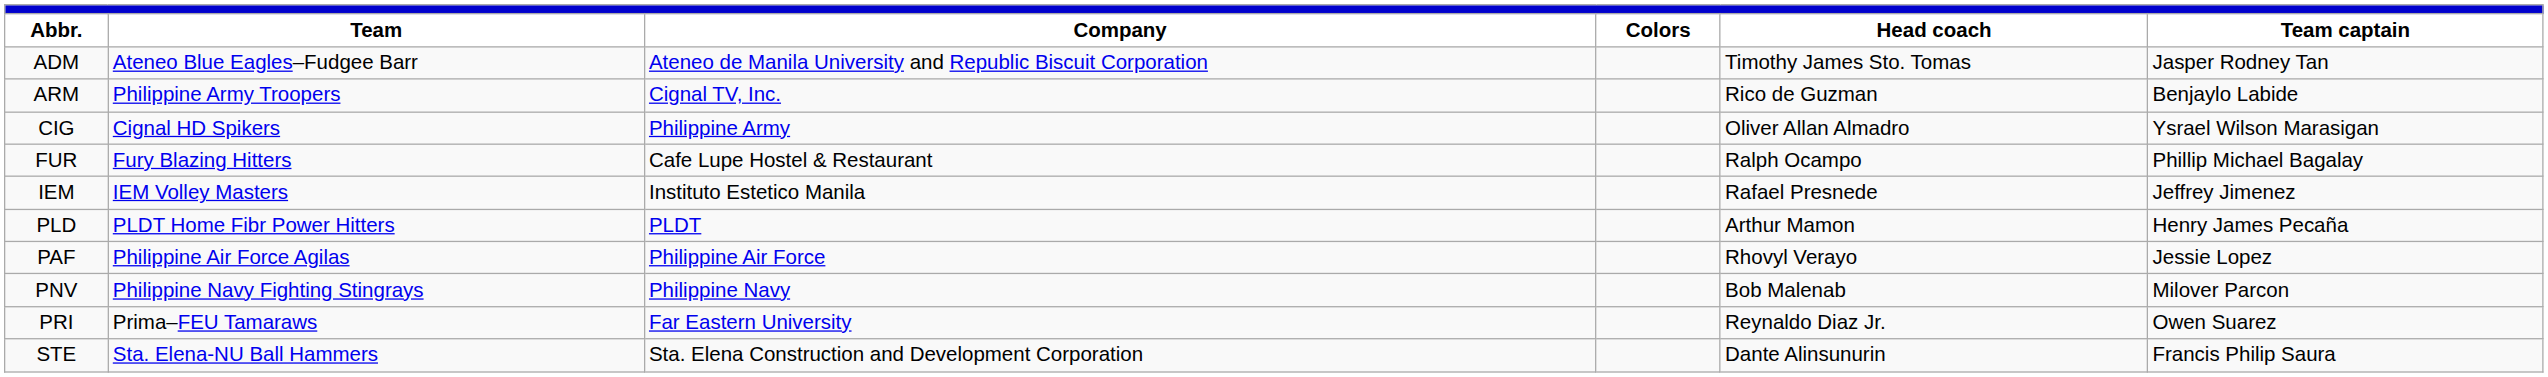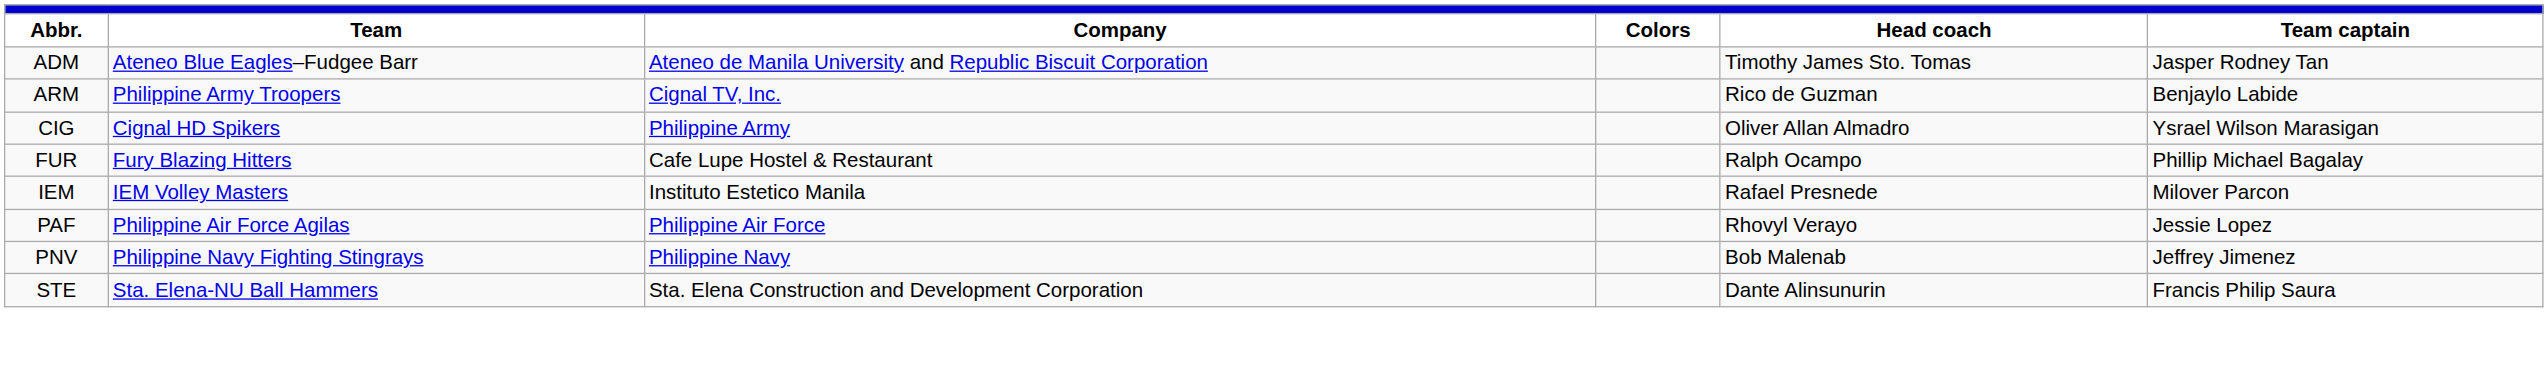(2224, 192) Jeffrey Jimenez -> (2221, 192) Milover Parcon
- row: (56, 225)
(2221, 290) Milover Parcon -> (2224, 257) Jeffrey Jimenez
- row: (56, 322)
